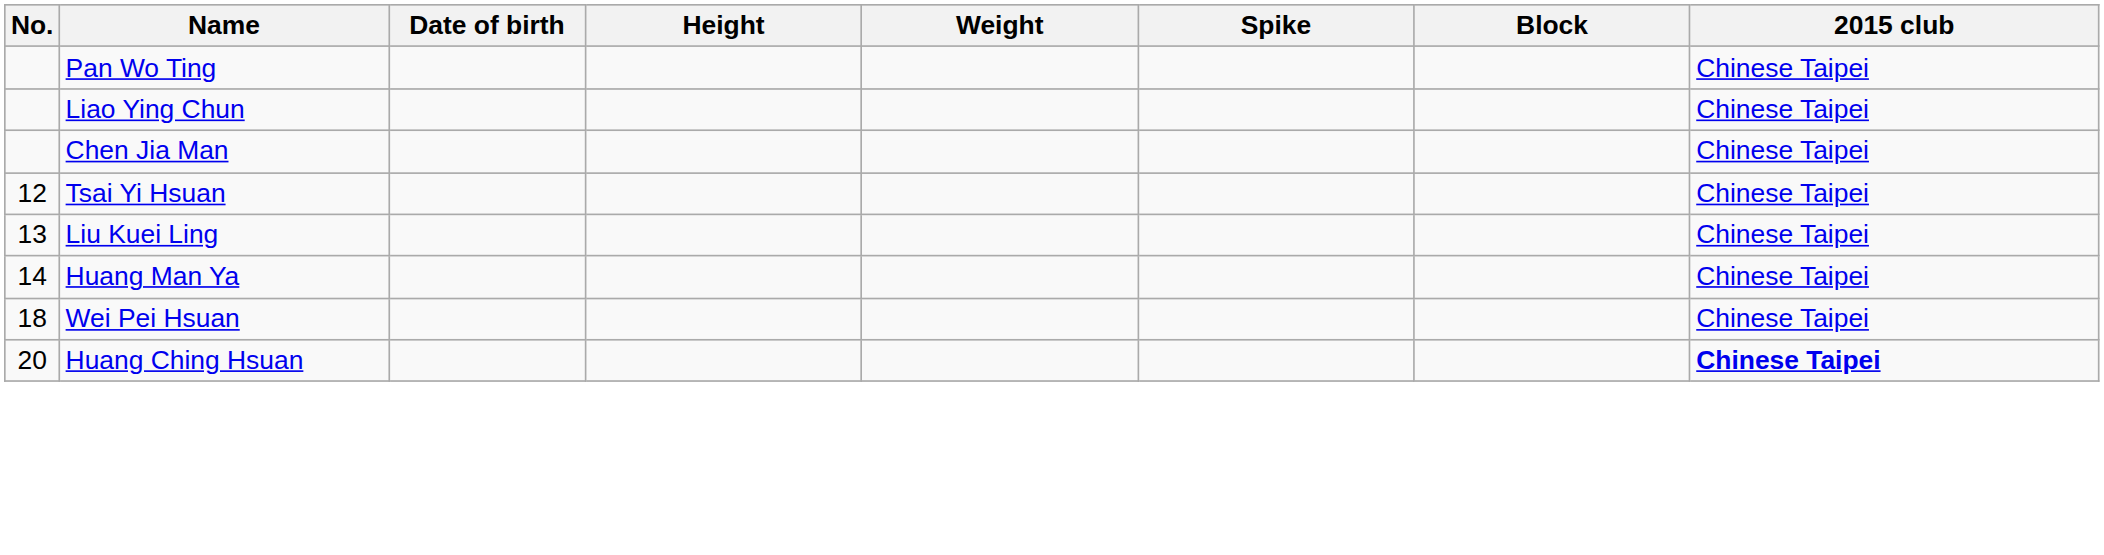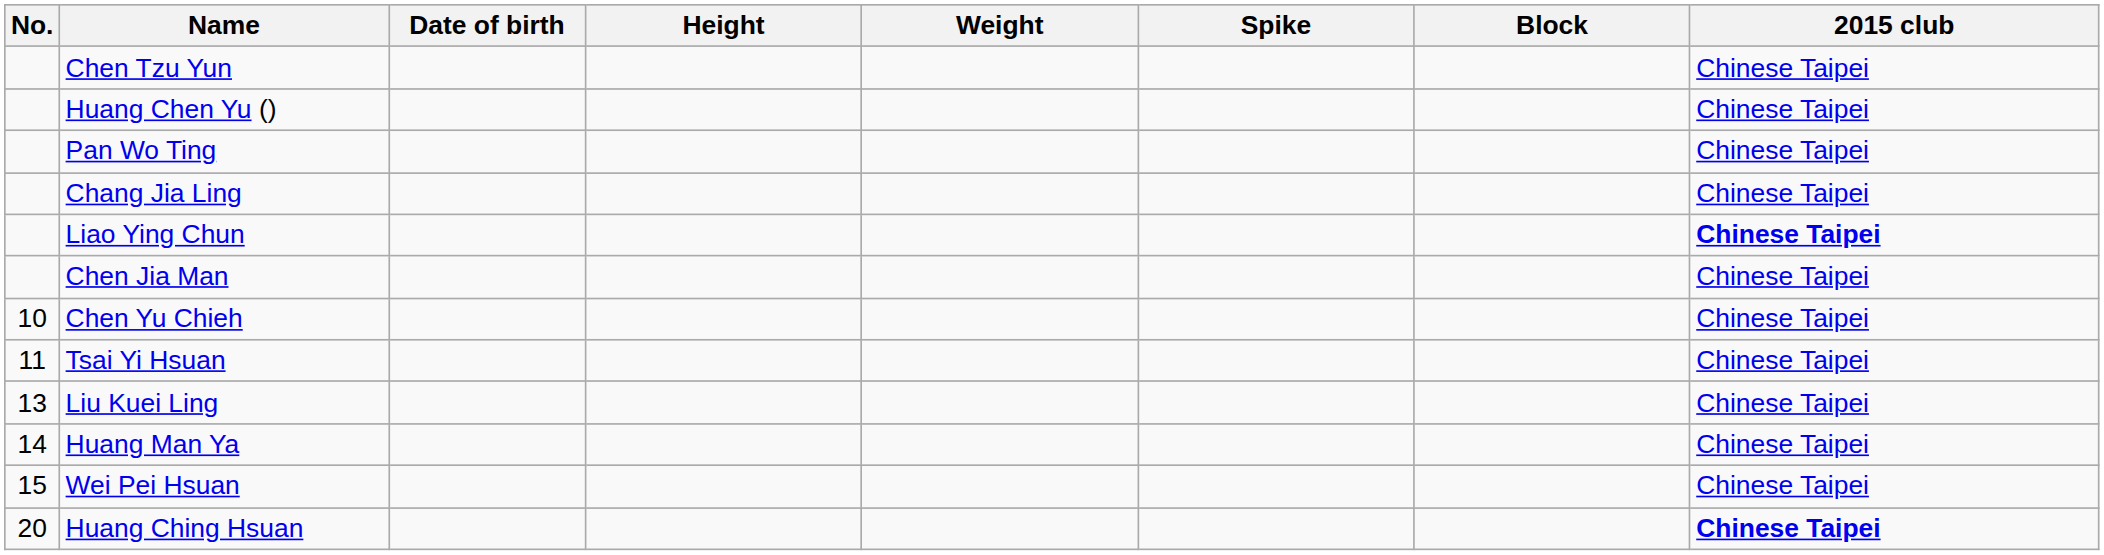+ row: (149, 67)
+ row: (171, 109)
+ row: (154, 192)
(1783, 109) normal -> (1788, 234) bold
+ row: (154, 318)
(32, 192) 12 -> (32, 360) 11
(32, 318) 18 -> (32, 485) 15
